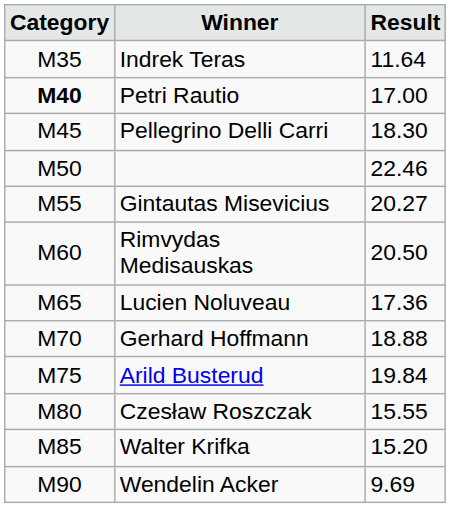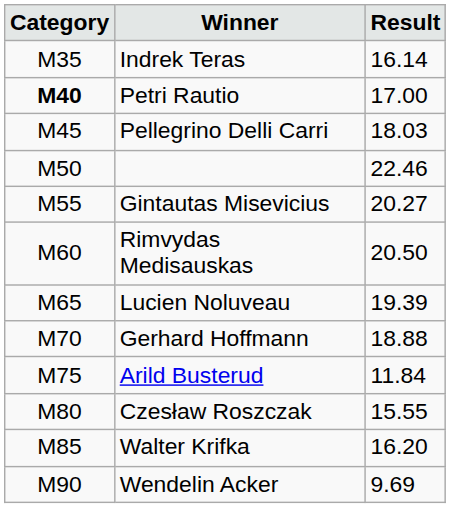(398, 58) 11.64 -> (399, 58) 16.14
(399, 131) 18.30 -> (399, 131) 18.03
(399, 302) 17.36 -> (399, 302) 19.39
(399, 374) 19.84 -> (398, 374) 11.84
(399, 447) 15.20 -> (399, 447) 16.20
